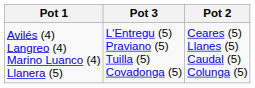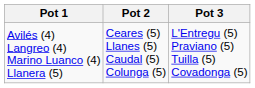columns swapped: (217, 13) <-> (144, 13)
